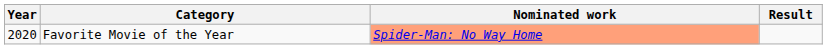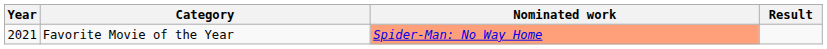(22, 34) 2020 -> (22, 34) 2021
